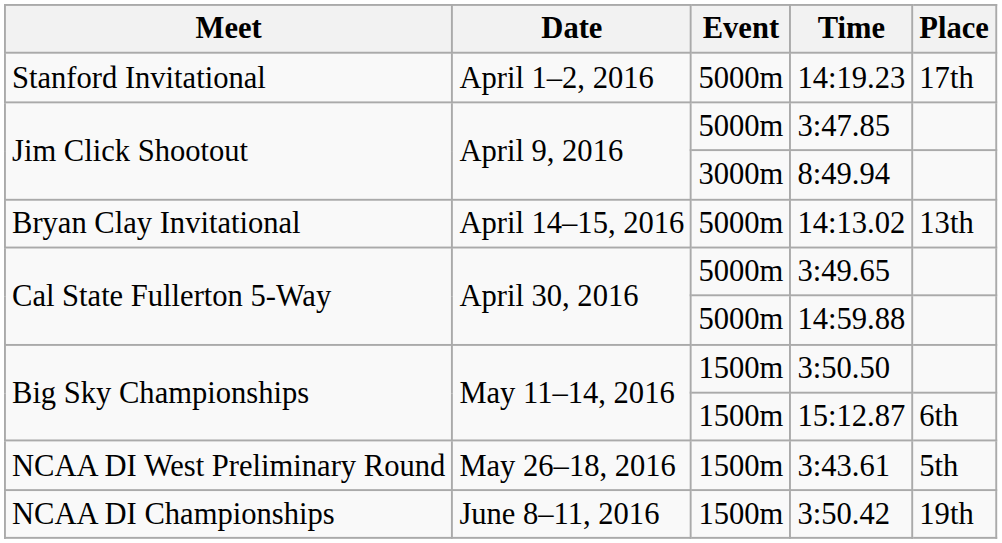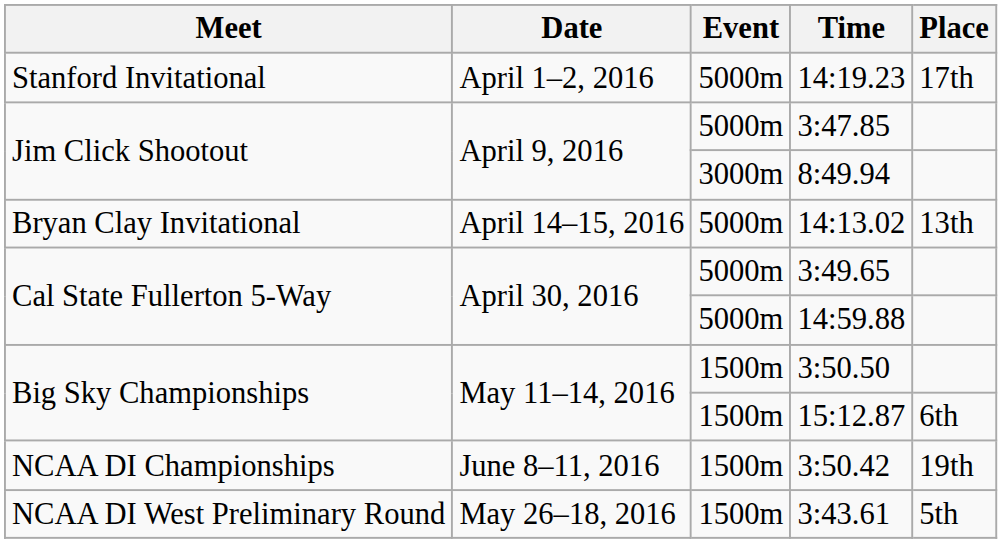rows swapped: (844, 464) <-> (844, 513)
